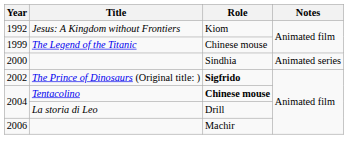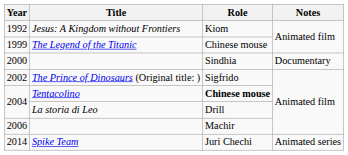(308, 61) Animated series -> (303, 61) Documentary
(223, 77) bold -> (222, 77) normal
+ row: (17, 142)
